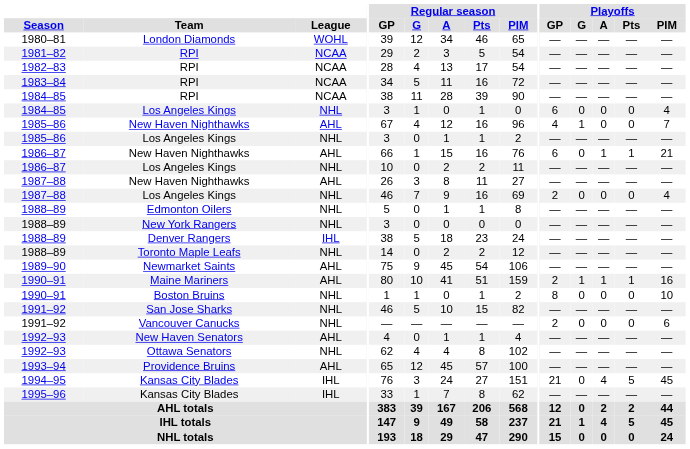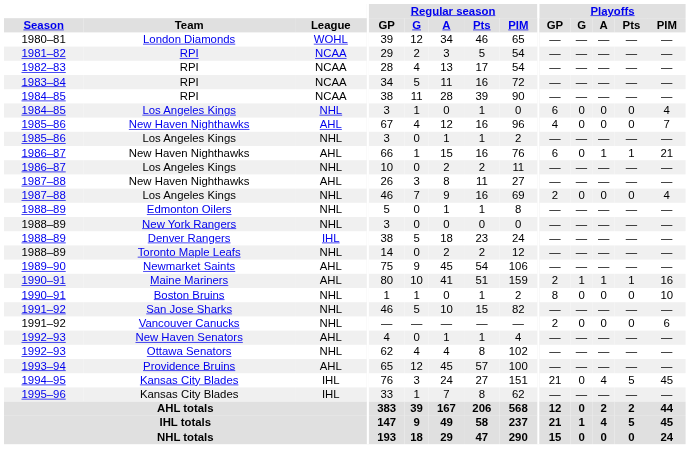(582, 124) 1 -> (582, 124) 0
